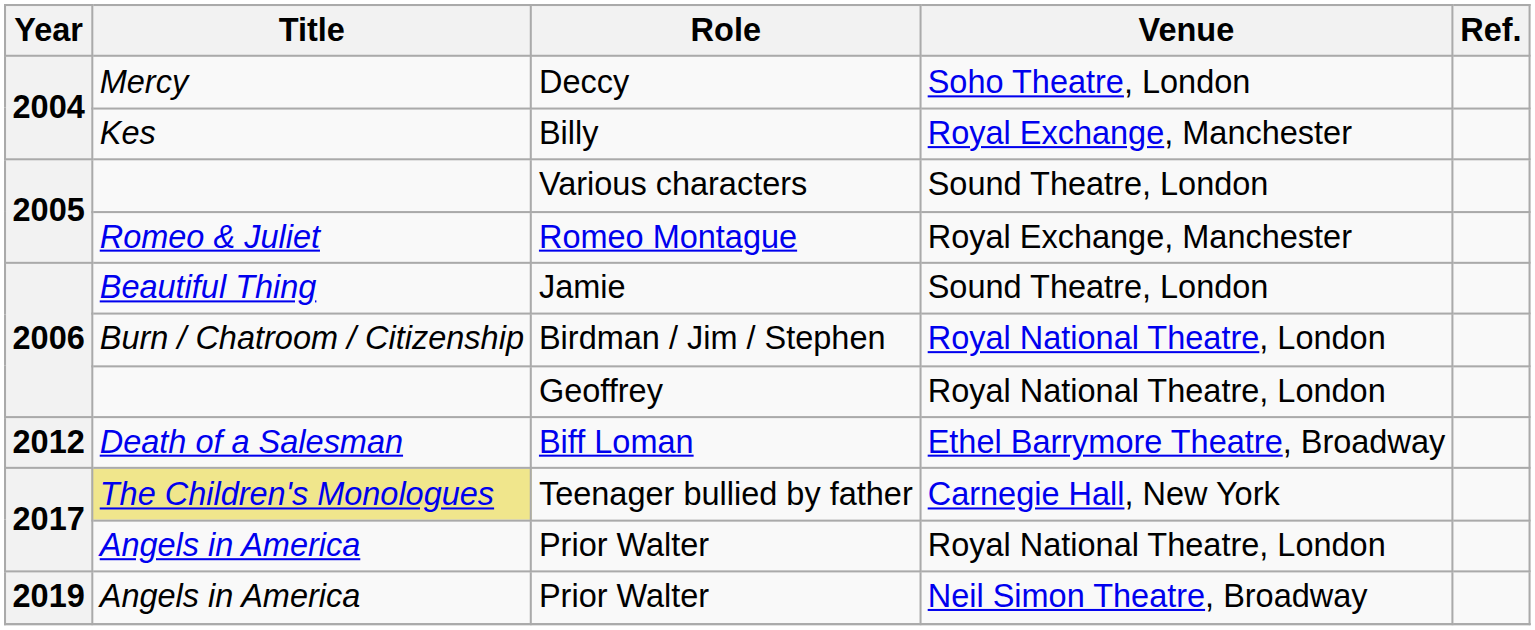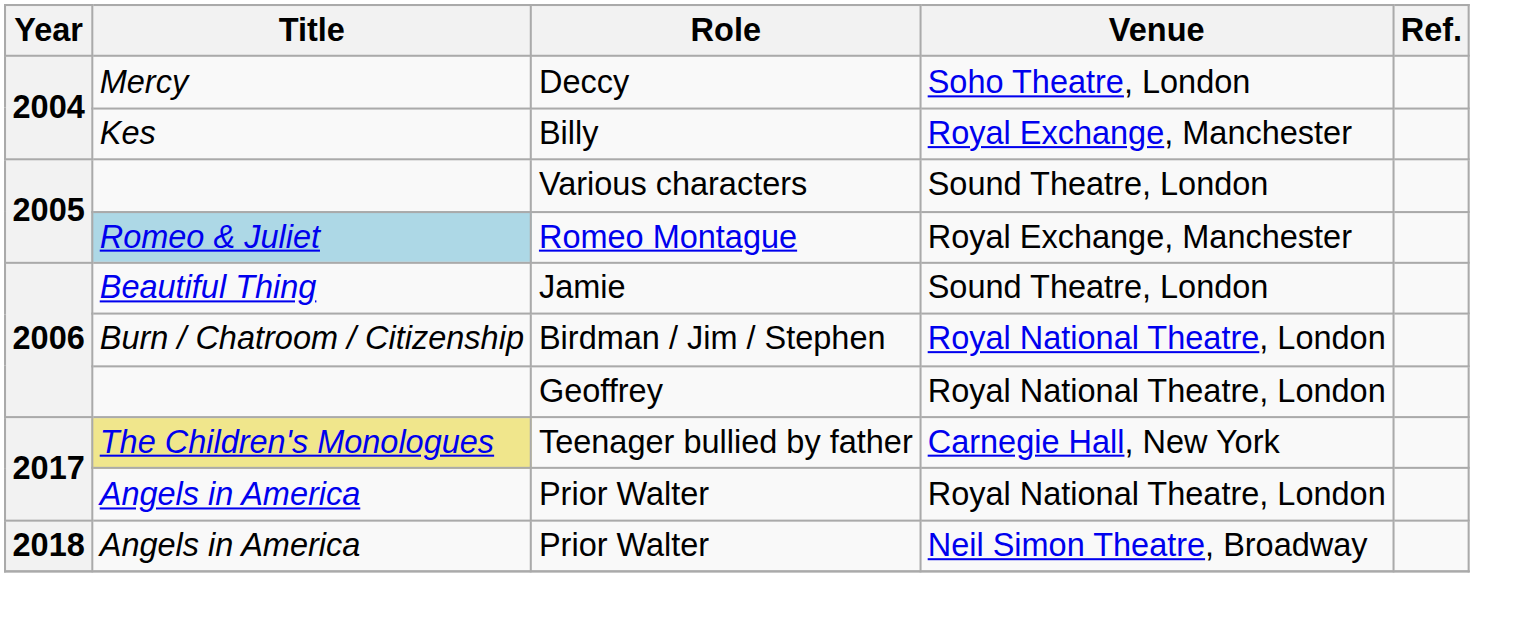(210, 236) no background -> (210, 236) lightblue background
- row: (616, 442)
(49, 596) 2019 -> (49, 545) 2018
